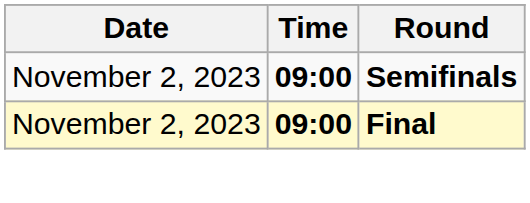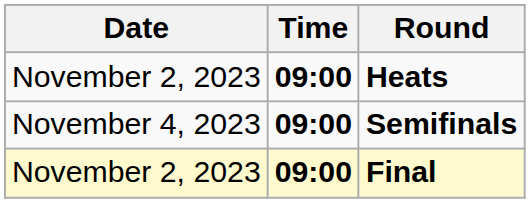+ row: (407, 76)
(136, 76) November 2, 2023 -> (136, 124) November 4, 2023
